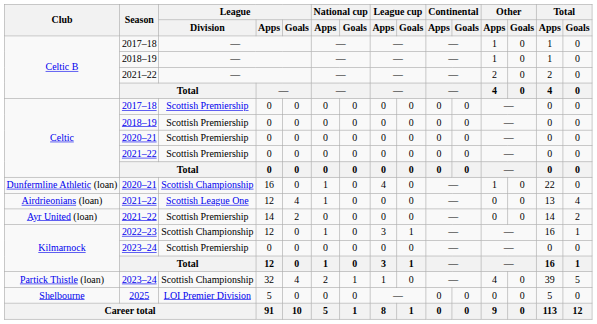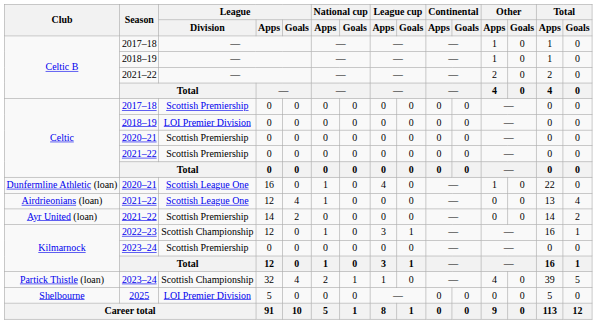(207, 122) Scottish Premiership -> (207, 122) LOI Premier Division
(207, 185) Scottish Championship -> (207, 185) Scottish League One
